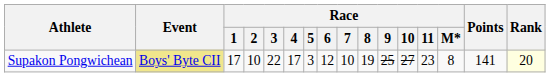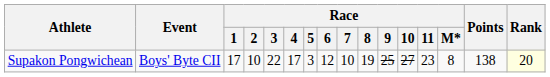(180, 61) khaki background -> (180, 61) no background
(485, 61) 141 -> (485, 61) 138
